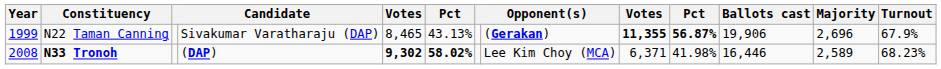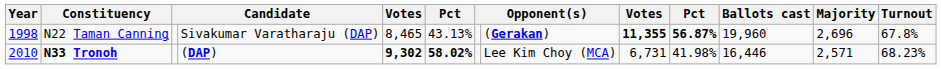(23, 34) 1999 -> (23, 34) 1998
(744, 34) 19,906 -> (744, 34) 19,960
(900, 34) 67.9% -> (900, 34) 67.8%
(23, 54) 2008 -> (23, 54) 2010
(648, 54) 6,371 -> (648, 54) 6,731
(835, 54) 2,589 -> (835, 54) 2,571
